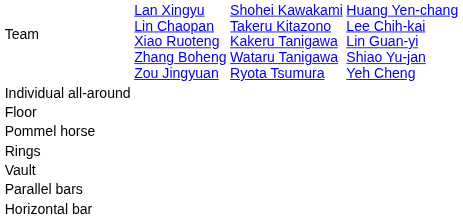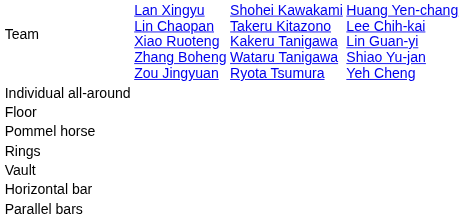rows swapped: (44, 189) <-> (48, 209)
